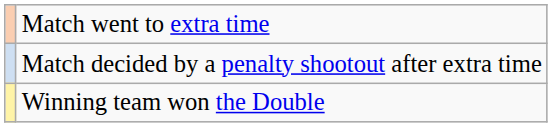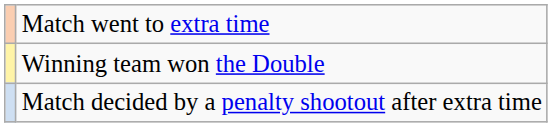rows swapped: (282, 63) <-> (173, 102)
